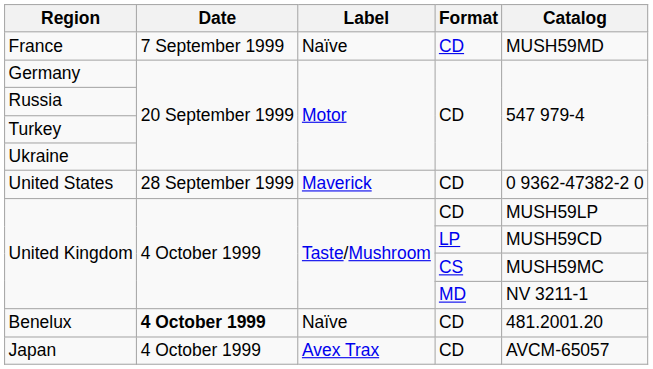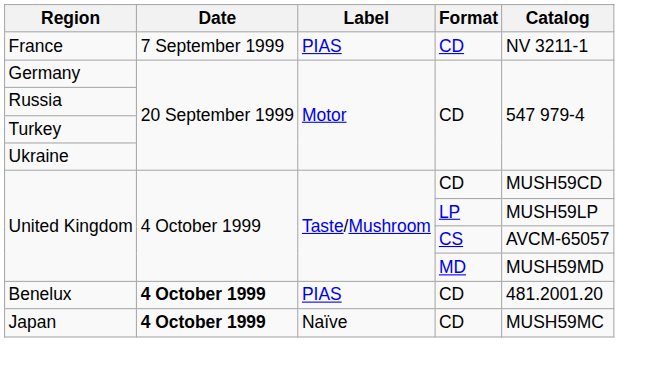(325, 45) Naïve -> (322, 45) PIAS
(555, 45) MUSH59MD -> (547, 45) NV 3211-1
- row: (61, 184)
(552, 211) MUSH59LP -> (554, 184) MUSH59CD
(554, 239) MUSH59CD -> (552, 211) MUSH59LP
(555, 267) MUSH59MC -> (558, 239) AVCM-65057
(547, 294) NV 3211-1 -> (555, 267) MUSH59MD
(325, 322) Naïve -> (322, 294) PIAS
(201, 350) normal -> (203, 322) bold
(341, 350) Avex Trax -> (325, 322) Naïve
(558, 350) AVCM-65057 -> (555, 322) MUSH59MC
